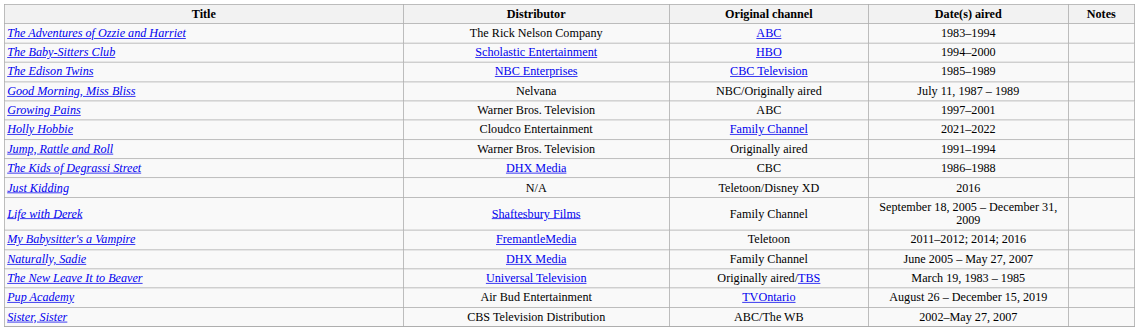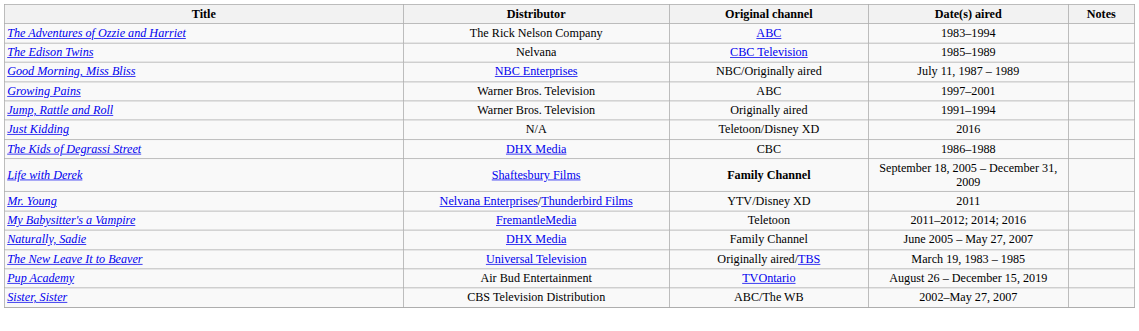- row: (61, 52)
(536, 71) NBC Enterprises -> (536, 52) Nelvana
(536, 91) Nelvana -> (536, 71) NBC Enterprises
- row: (40, 129)
rows swapped: (38, 187) <-> (74, 168)
(769, 213) normal -> (769, 175) bold
+ row: (32, 201)
